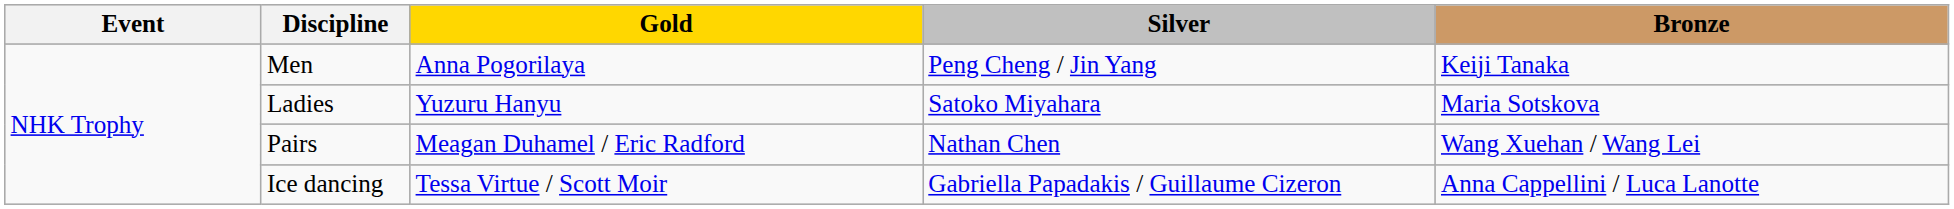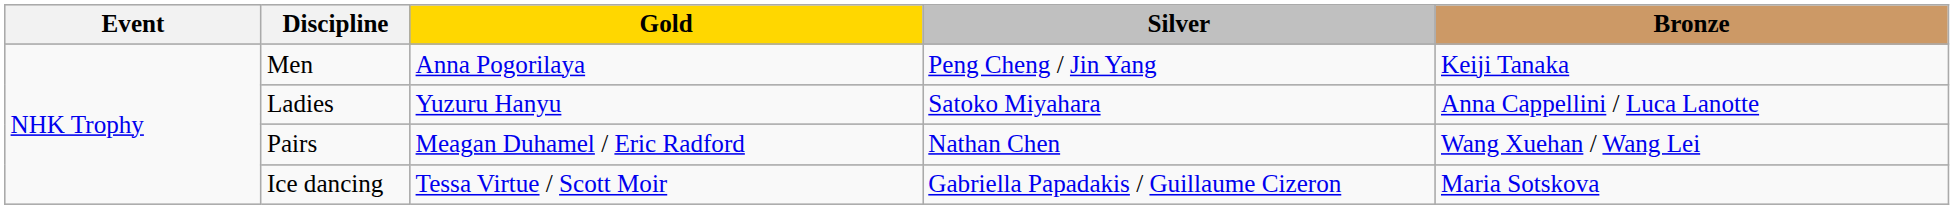(1520, 104) Maria Sotskova -> (1600, 104) Anna Cappellini / Luca Lanotte
(1600, 183) Anna Cappellini / Luca Lanotte -> (1520, 183) Maria Sotskova
